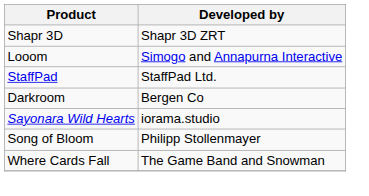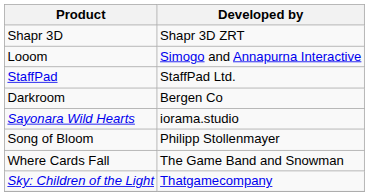+ row: (81, 181)
